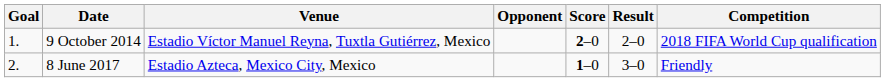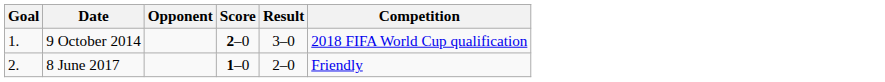- column: (319, 16)
(633, 40) 2–0 -> (284, 40) 3–0
(633, 64) 3–0 -> (284, 64) 2–0
